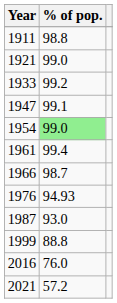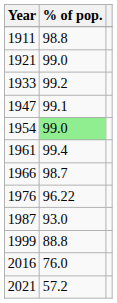(59, 196) 94.93 -> (59, 196) 96.22
